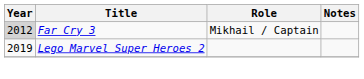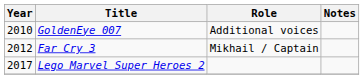+ row: (79, 30)
(20, 30) lightgrey background -> (20, 48) no background
(20, 48) 2019 -> (20, 65) 2017
